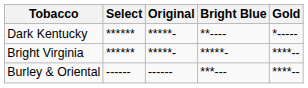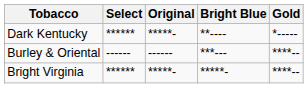rows swapped: (45, 53) <-> (54, 72)
